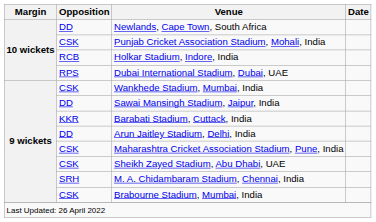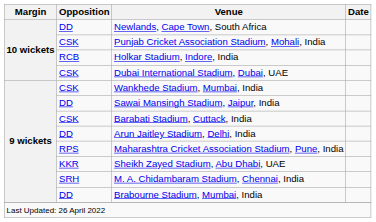(69, 73) RPS -> (69, 73) CSK
(69, 118) KKR -> (69, 118) CSK
(69, 149) CSK -> (69, 149) RPS
(69, 164) CSK -> (69, 164) KKR
(69, 194) CSK -> (66, 194) DD
